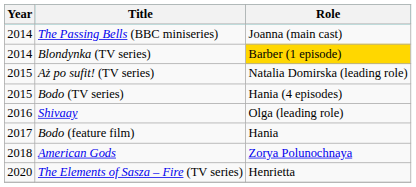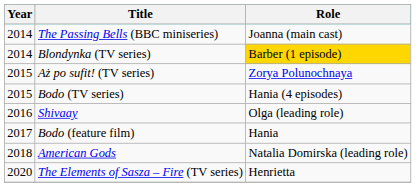(328, 73) Natalia Domirska (leading role) -> (300, 73) Zorya Polunochnaya
(300, 152) Zorya Polunochnaya -> (328, 152) Natalia Domirska (leading role)
